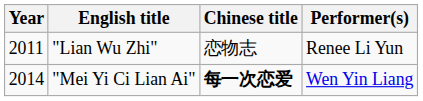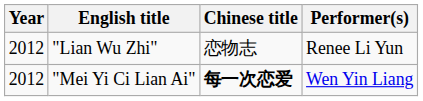(26, 48) 2011 -> (26, 48) 2012
(26, 79) 2014 -> (26, 79) 2012
